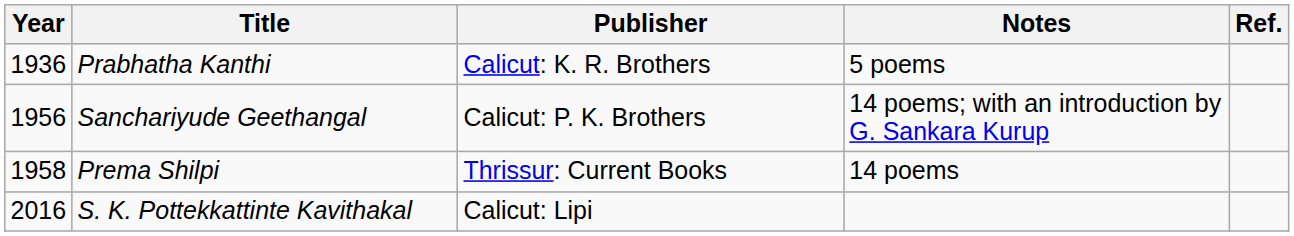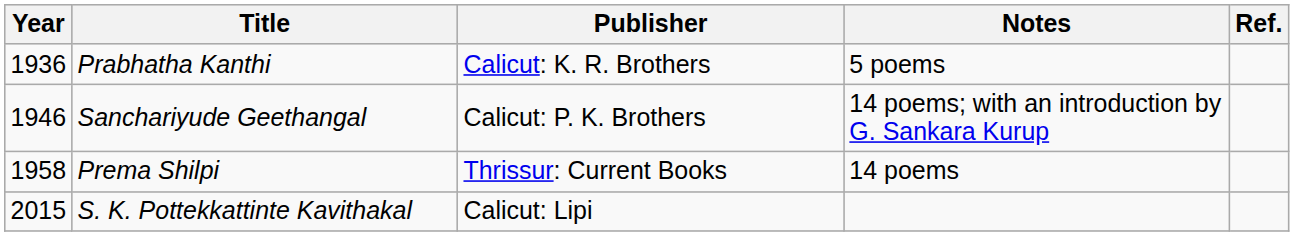(38, 117) 1956 -> (38, 117) 1946
(38, 210) 2016 -> (38, 210) 2015
